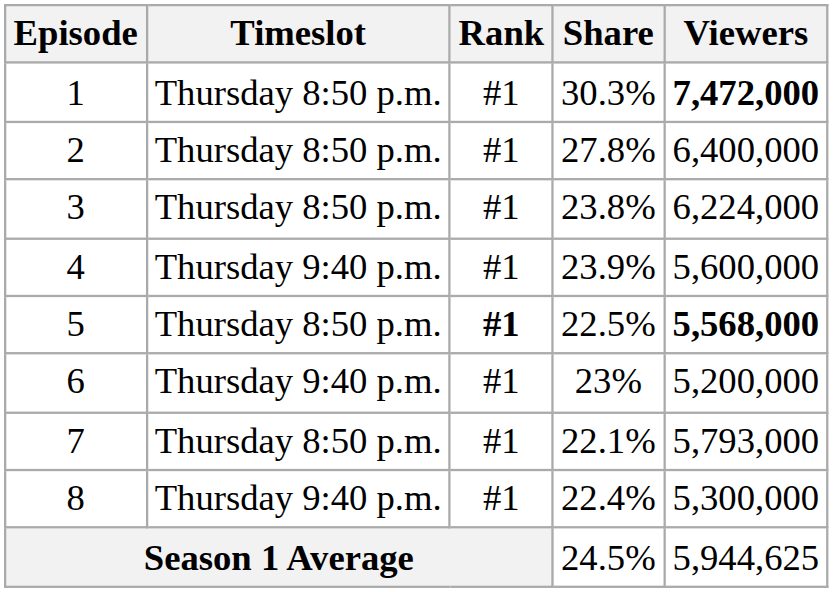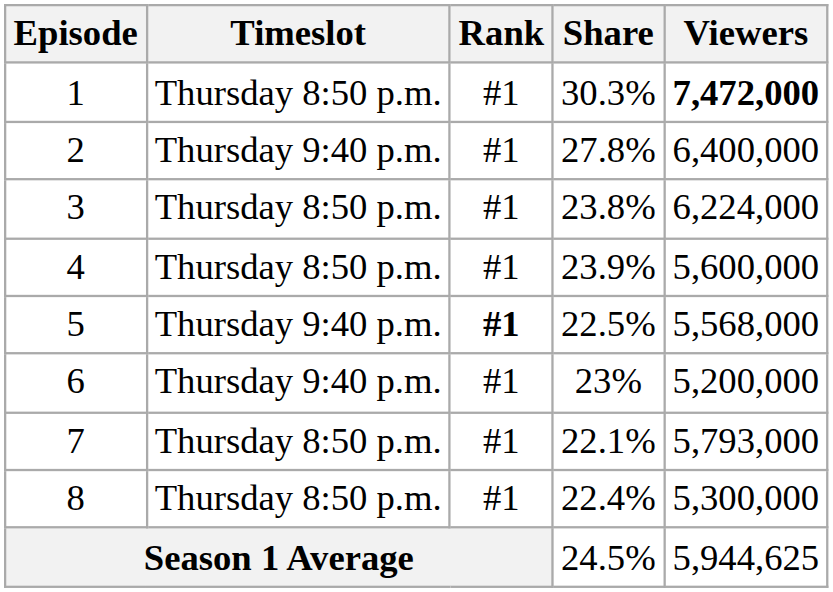(298, 149) Thursday 8:50 p.m. -> (298, 149) Thursday 9:40 p.m.
(298, 265) Thursday 9:40 p.m. -> (298, 265) Thursday 8:50 p.m.
(298, 324) Thursday 8:50 p.m. -> (298, 324) Thursday 9:40 p.m.
(746, 324) bold -> (746, 324) normal
(298, 498) Thursday 9:40 p.m. -> (298, 498) Thursday 8:50 p.m.
